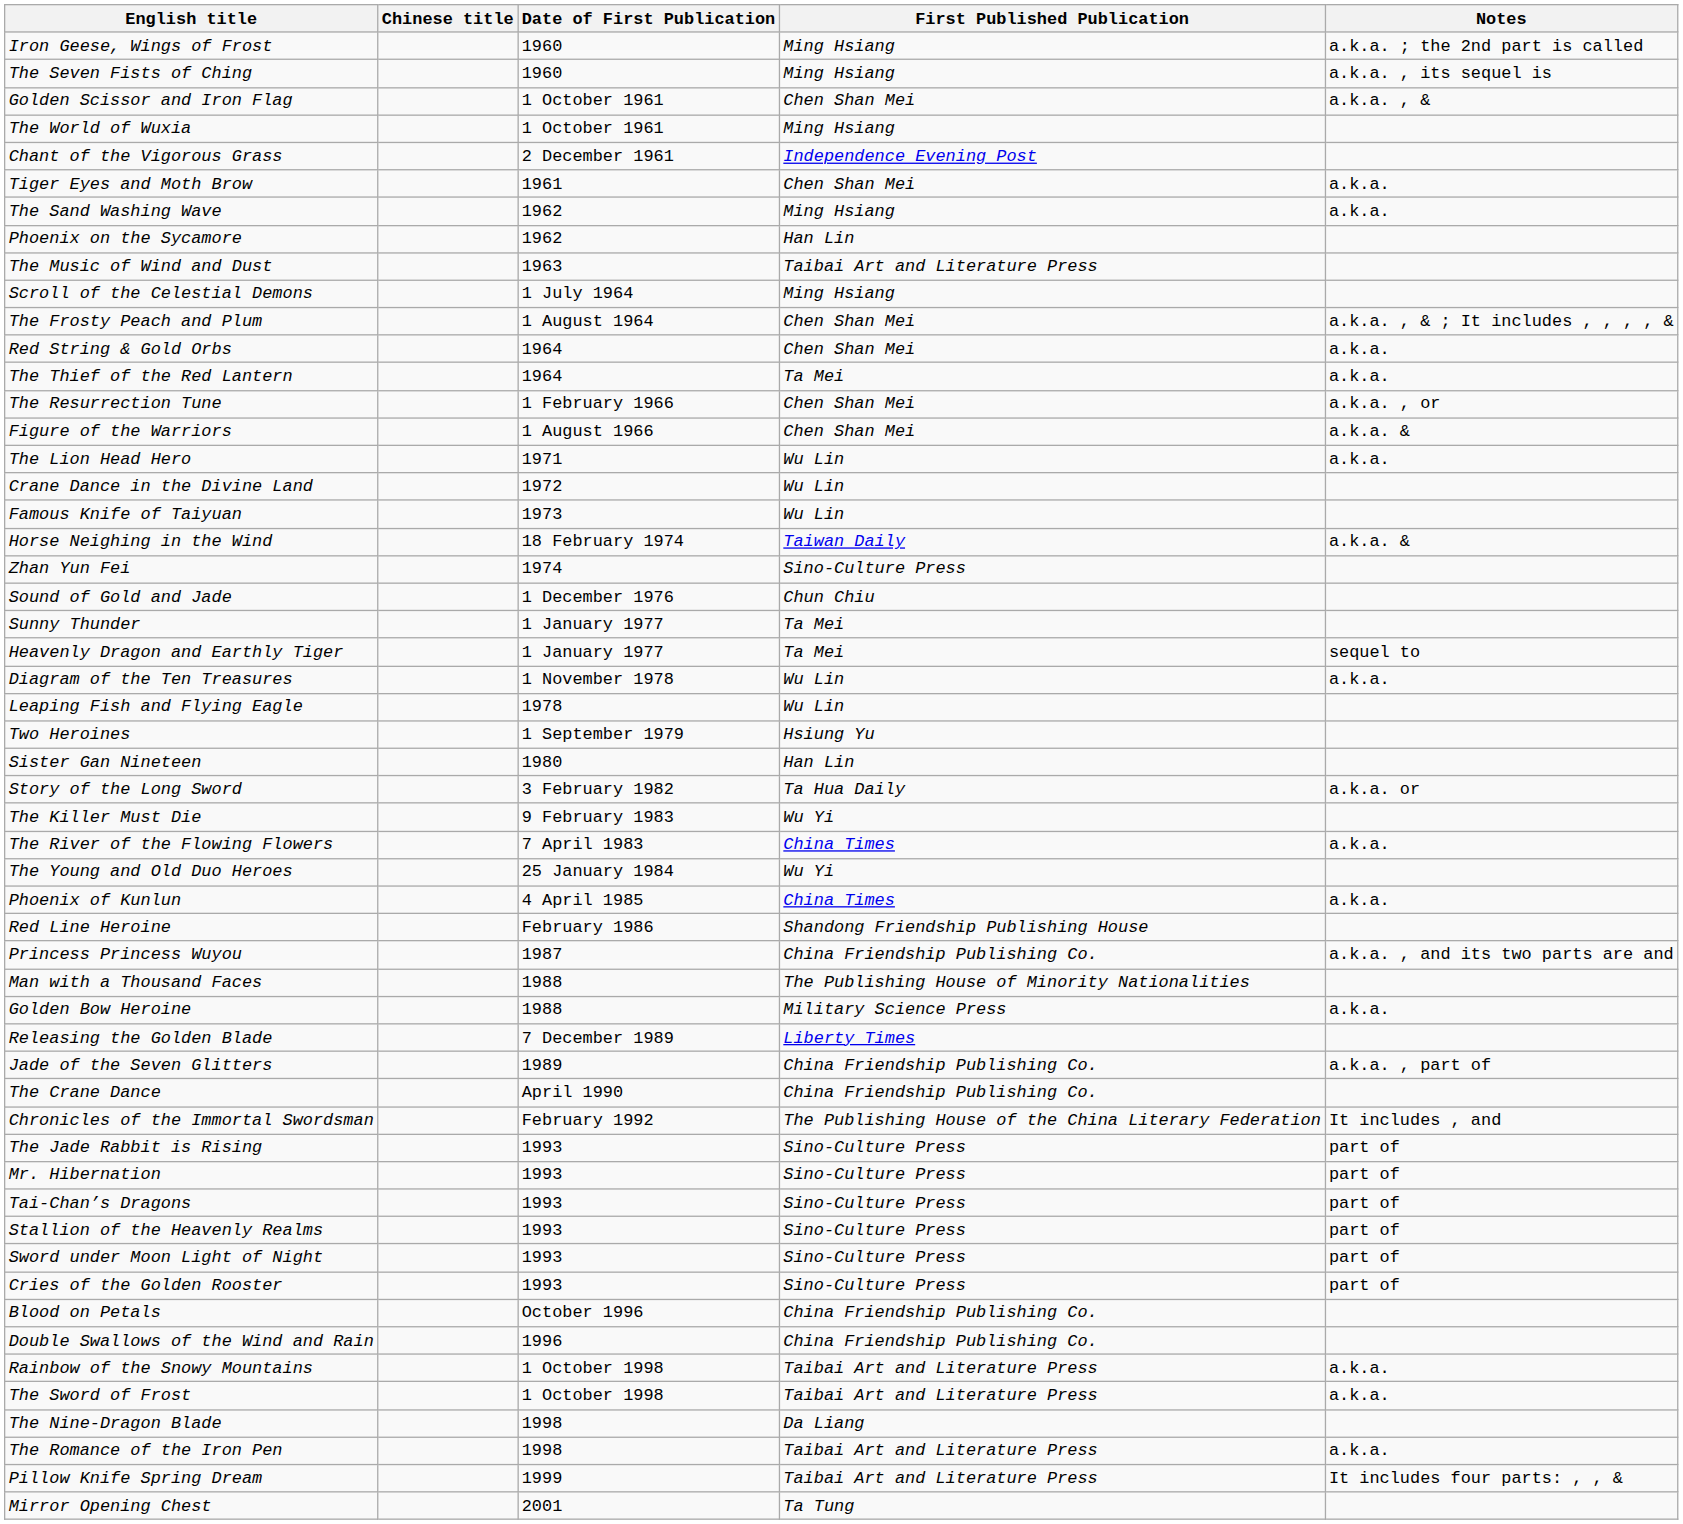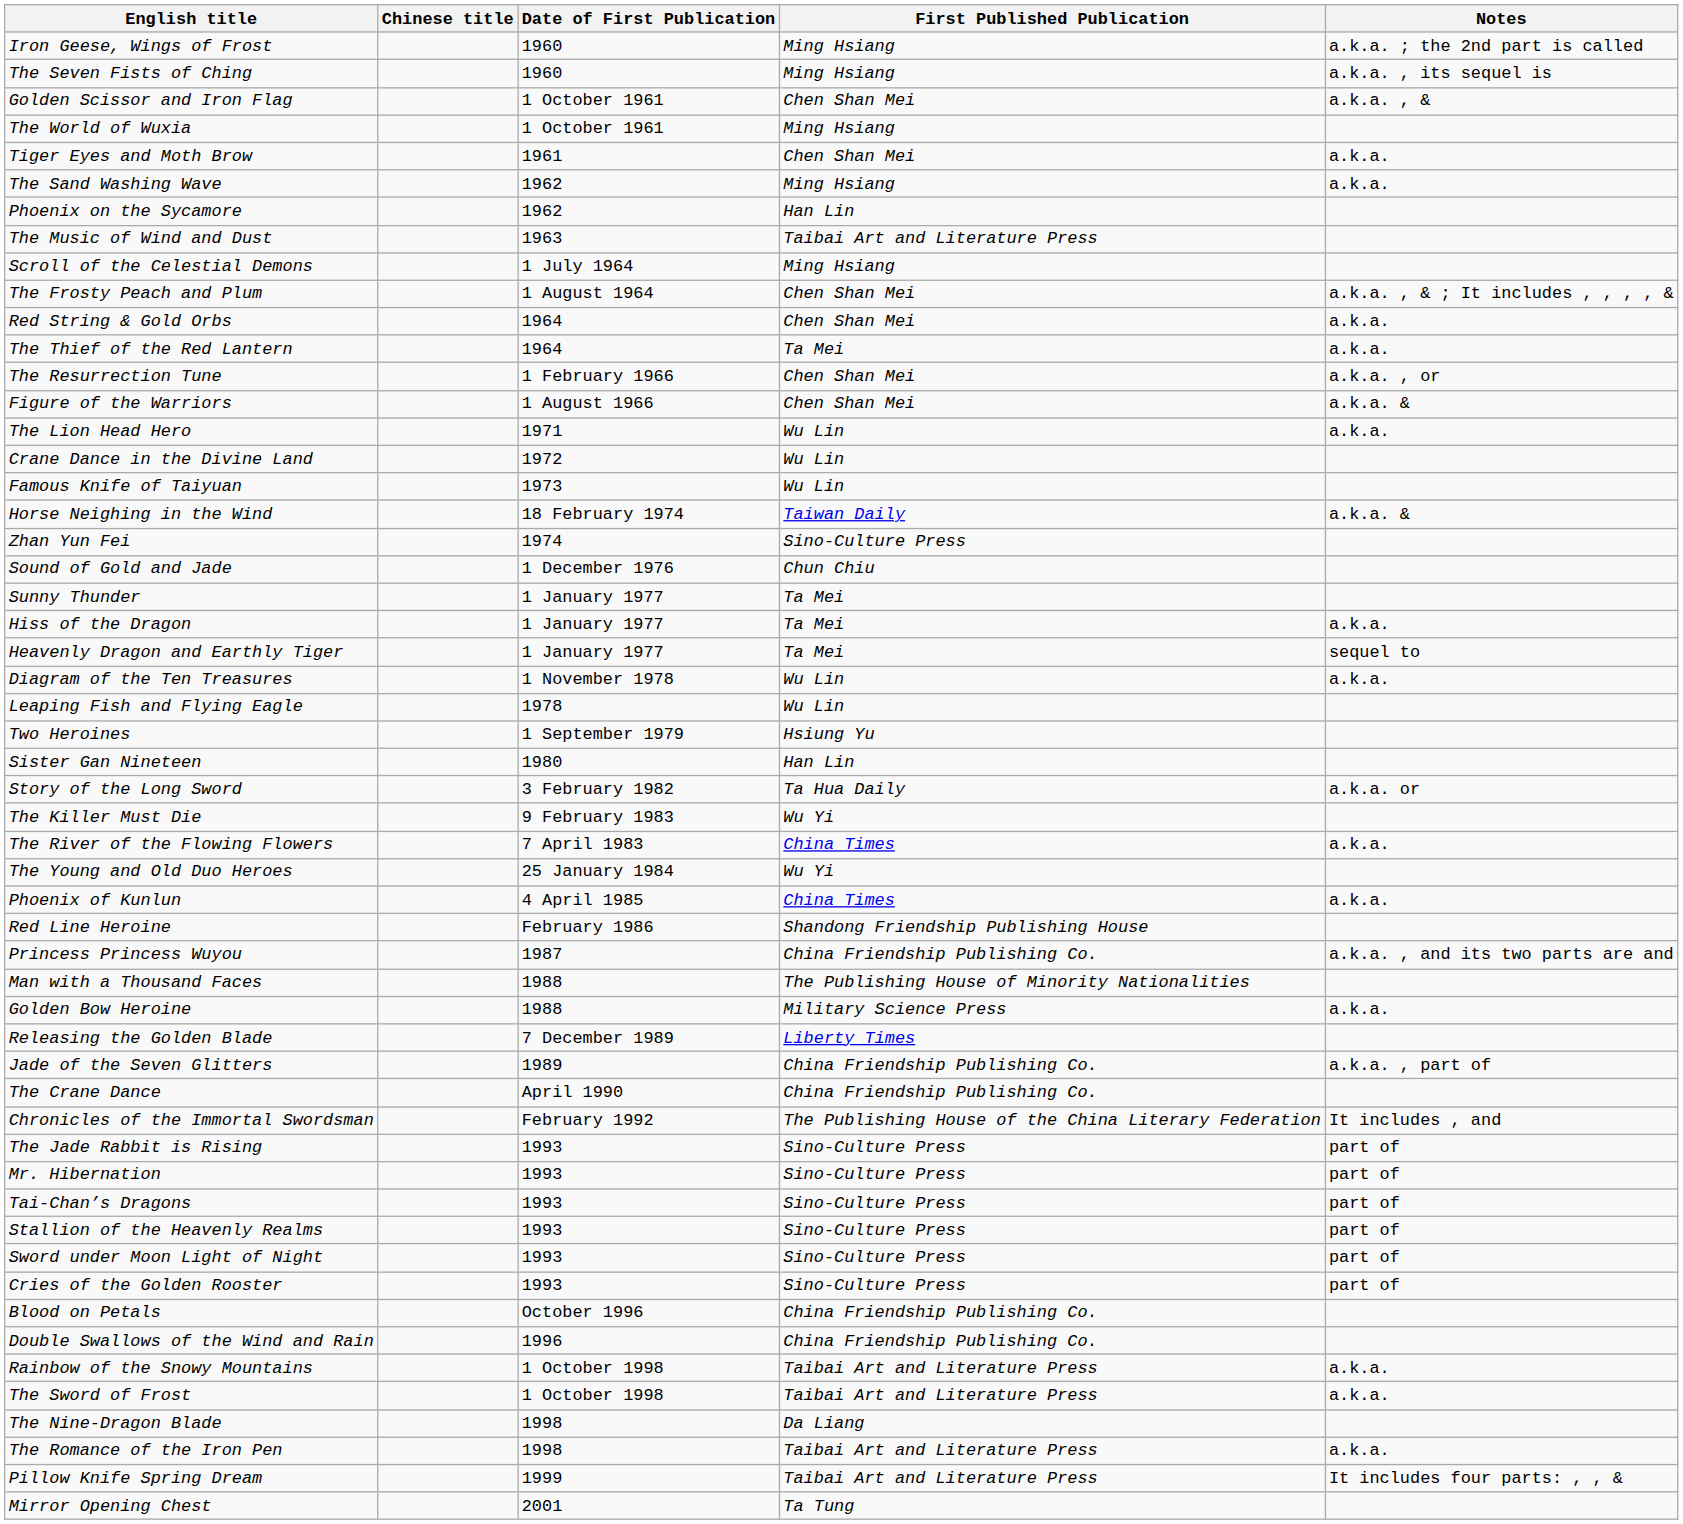- row: (146, 156)
+ row: (100, 624)
